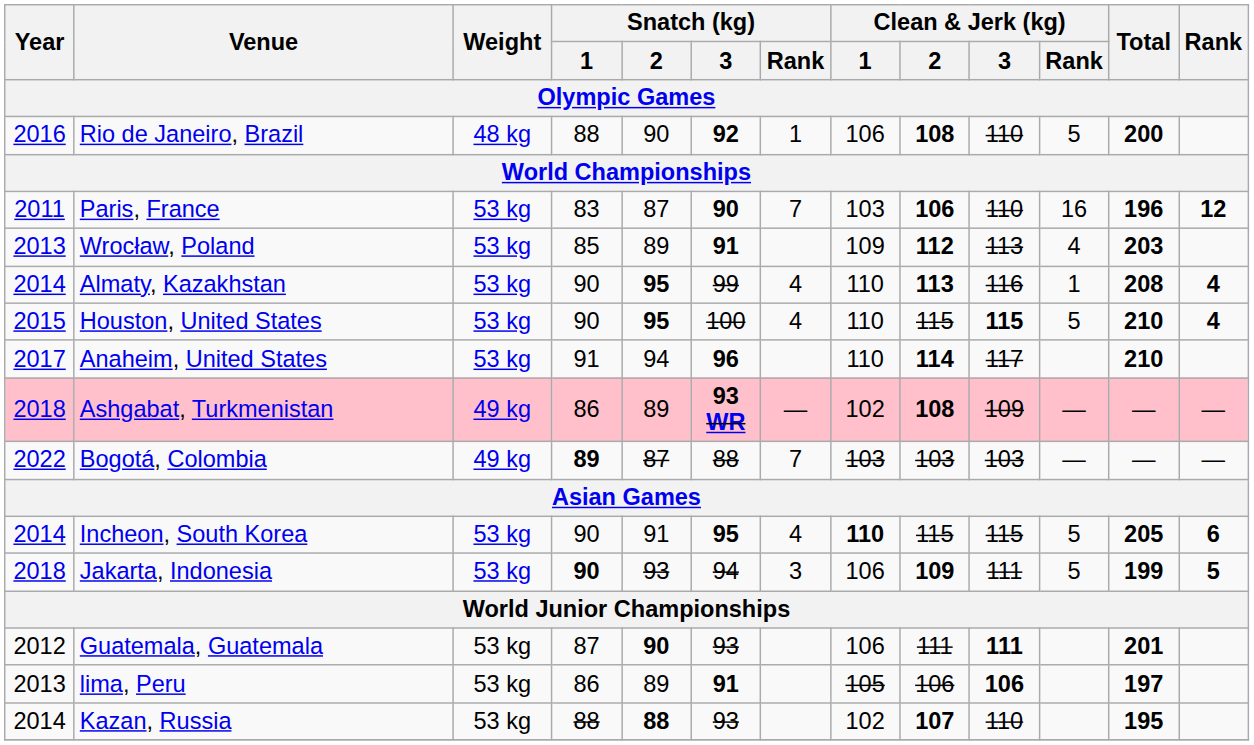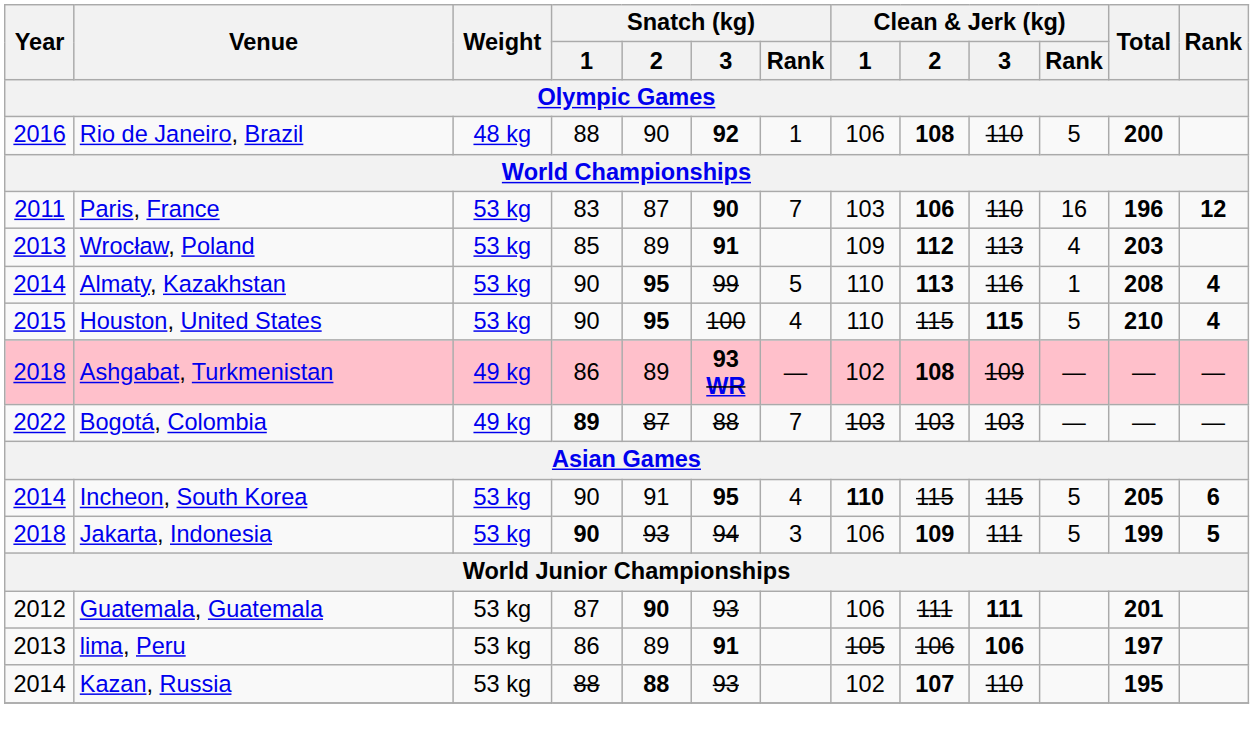(796, 284) 4 -> (796, 284) 5
- row: (203, 358)
